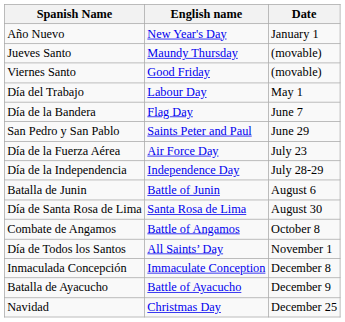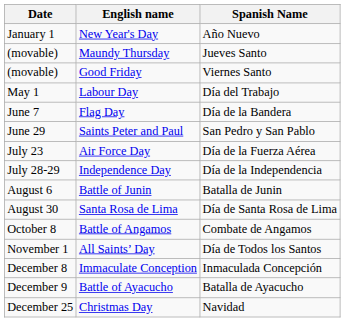columns swapped: (304, 14) <-> (74, 14)
